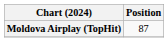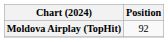(144, 28) 87 -> (144, 28) 92
